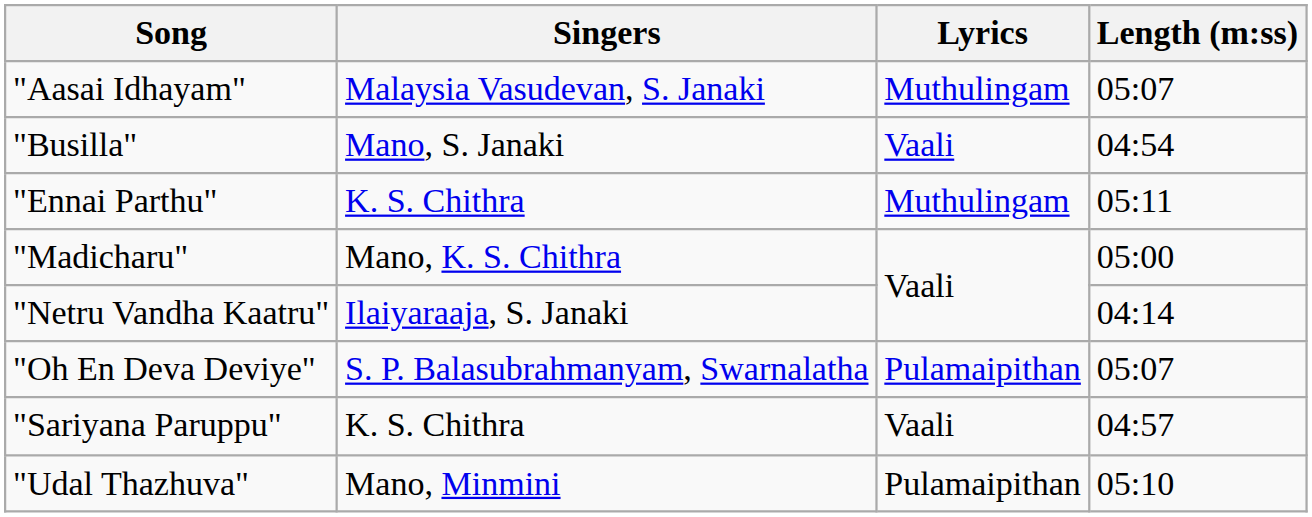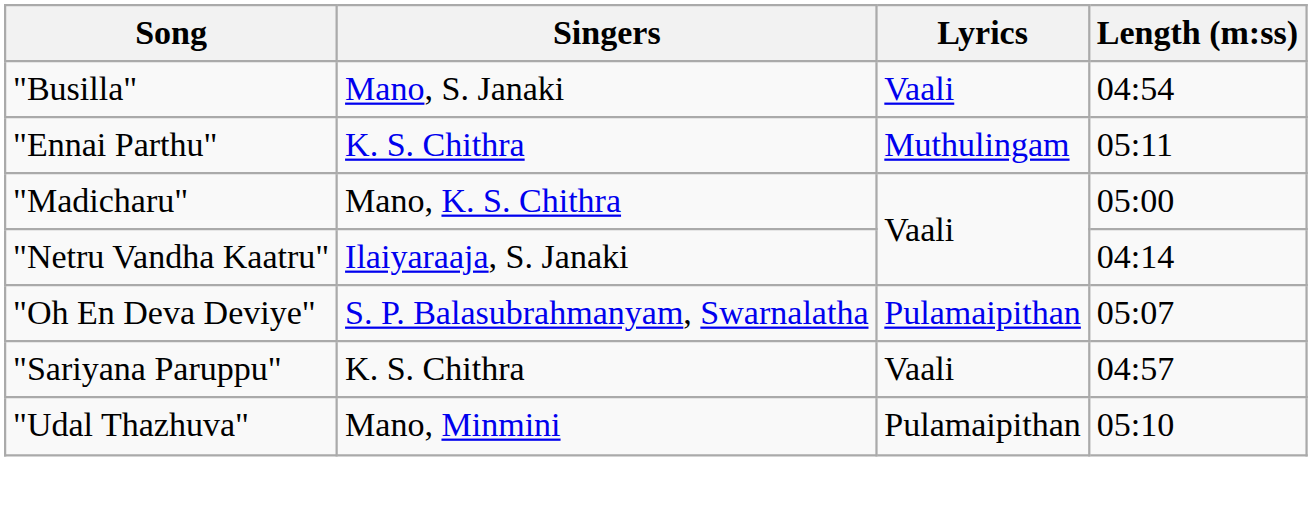- row: (129, 88)
